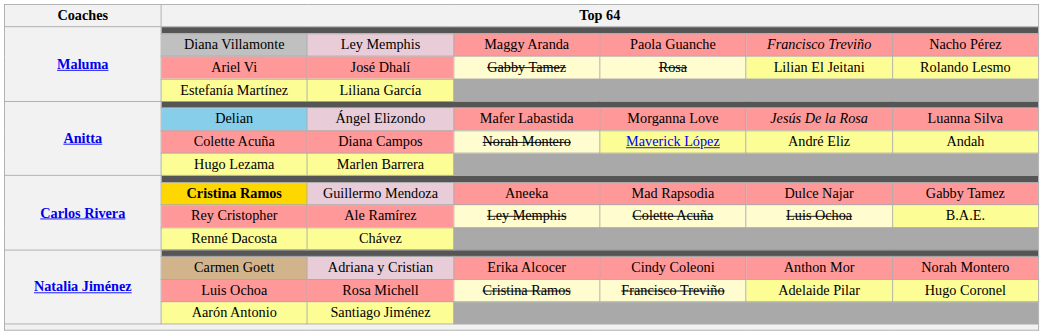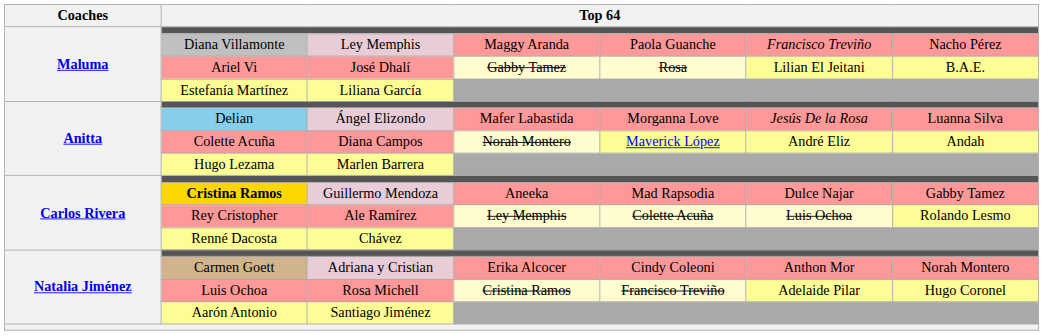(965, 67) Rolando Lesmo -> (965, 67) B.A.E.
(965, 216) B.A.E. -> (965, 216) Rolando Lesmo
